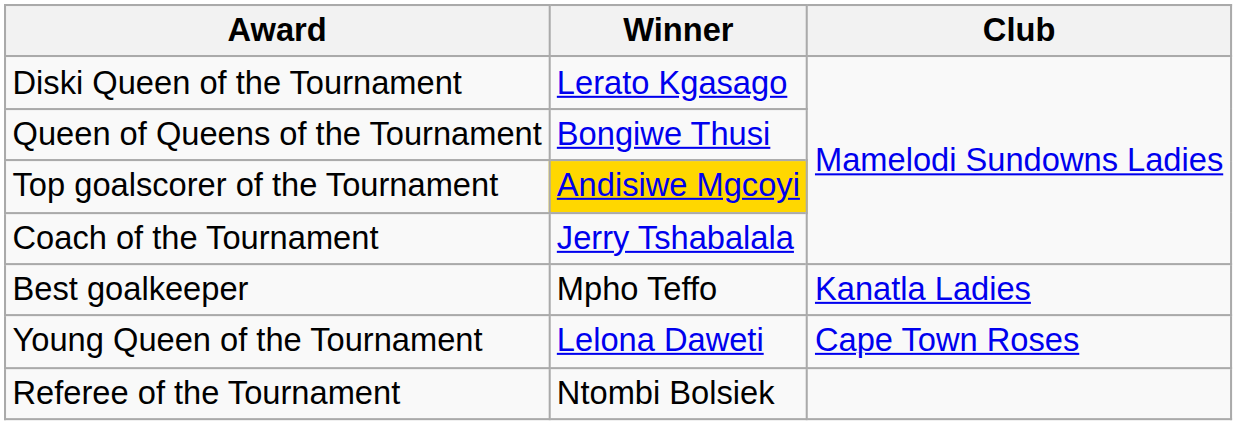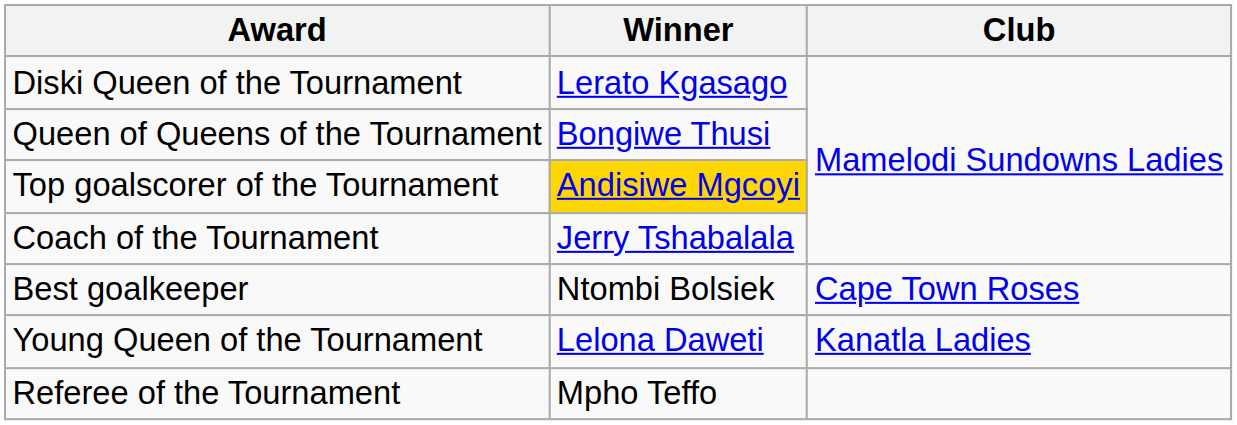(637, 289) Mpho Teffo -> (666, 289) Ntombi Bolsiek
(923, 289) Kanatla Ladies -> (947, 289) Cape Town Roses
(947, 340) Cape Town Roses -> (923, 340) Kanatla Ladies
(666, 392) Ntombi Bolsiek -> (637, 392) Mpho Teffo
